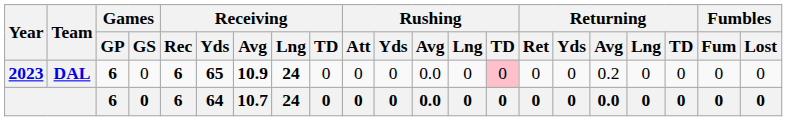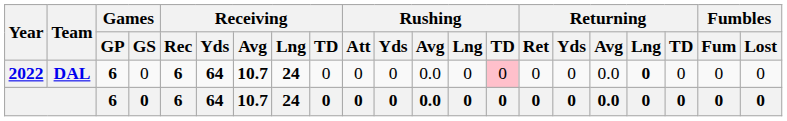(26, 73) 2023 -> (26, 73) 2022
(215, 73) 65 -> (215, 73) 64
(253, 73) 10.9 -> (253, 73) 10.7
(609, 73) 0.2 -> (609, 73) 0.0
(646, 73) normal -> (646, 73) bold
